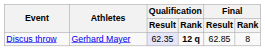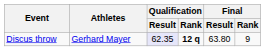(219, 39) 62.85 -> (219, 39) 63.80
(248, 39) 8 -> (248, 39) 9
